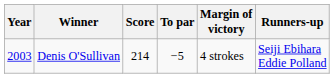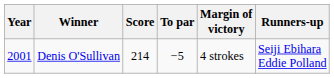(19, 56) 2003 -> (19, 56) 2001
